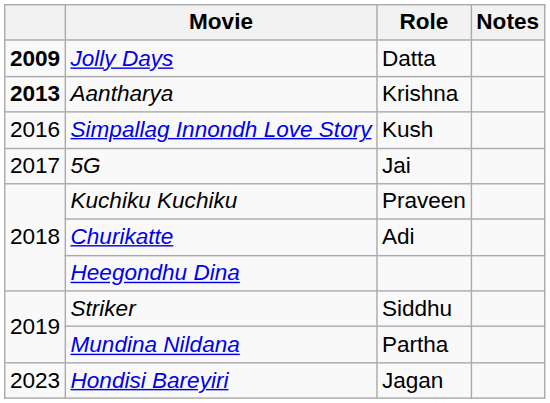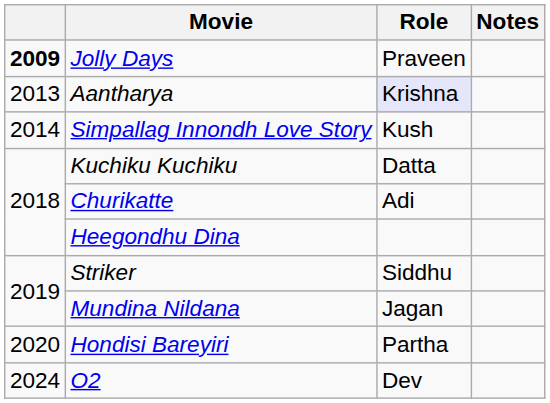(409, 58) Datta -> (424, 58) Praveen
(35, 93) bold -> (35, 93) normal
(420, 93) no background -> (420, 93) lavender background
(35, 129) 2016 -> (35, 129) 2014
- row: (86, 165)
(424, 201) Praveen -> (409, 165) Datta
(415, 344) Partha -> (413, 308) Jagan
(35, 380) 2023 -> (35, 344) 2020
(413, 380) Jagan -> (415, 344) Partha
+ row: (86, 380)
